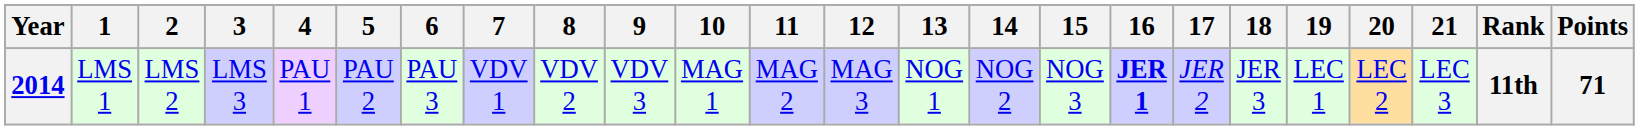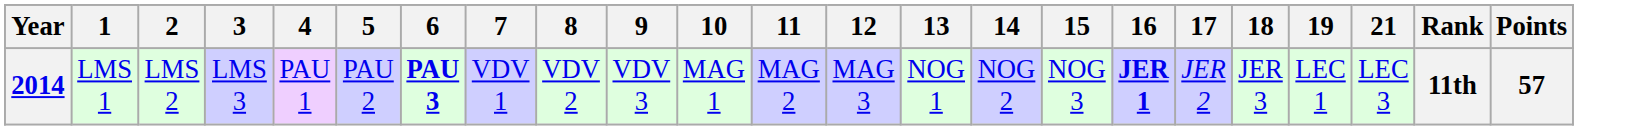- column: (1382, 26)
(432, 85) normal -> (433, 85) bold
(1593, 85) 71 -> (1532, 85) 57
